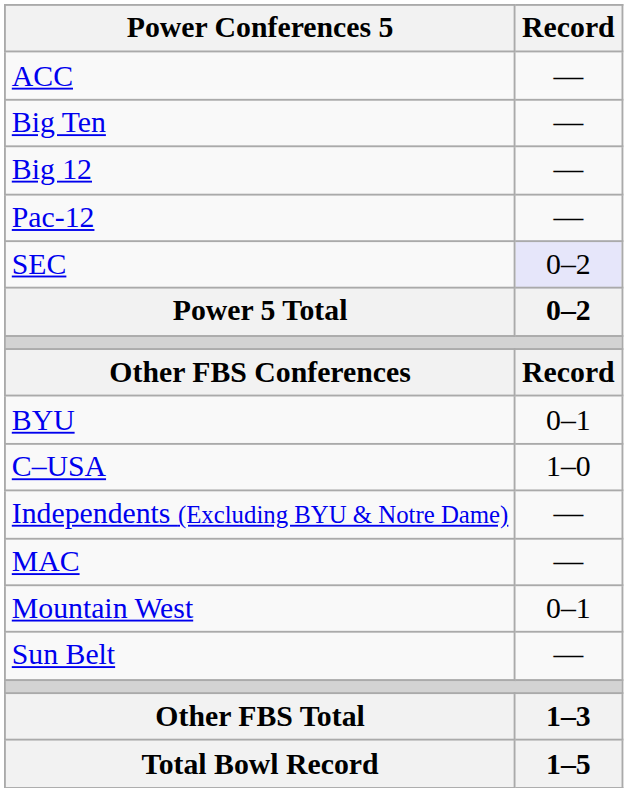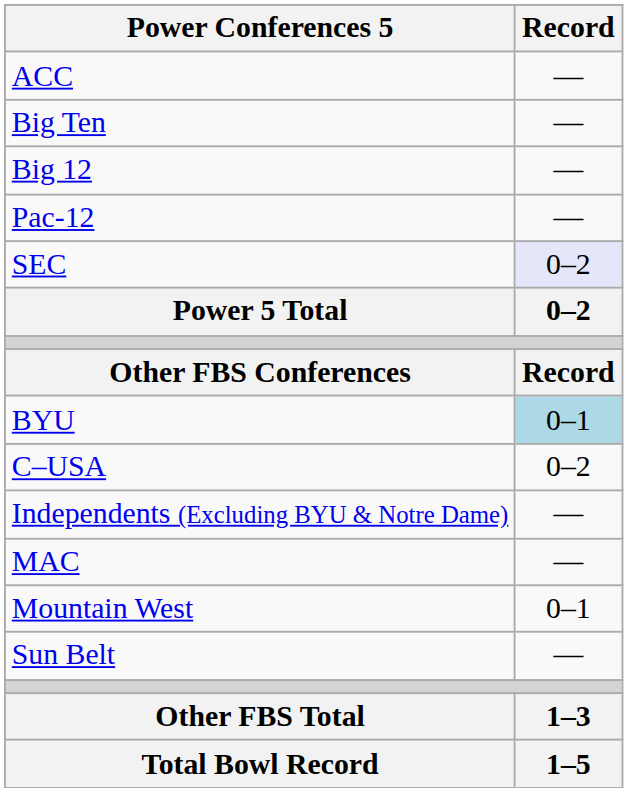(568, 419) no background -> (568, 419) lightblue background
(568, 466) 1–0 -> (568, 466) 0–2
